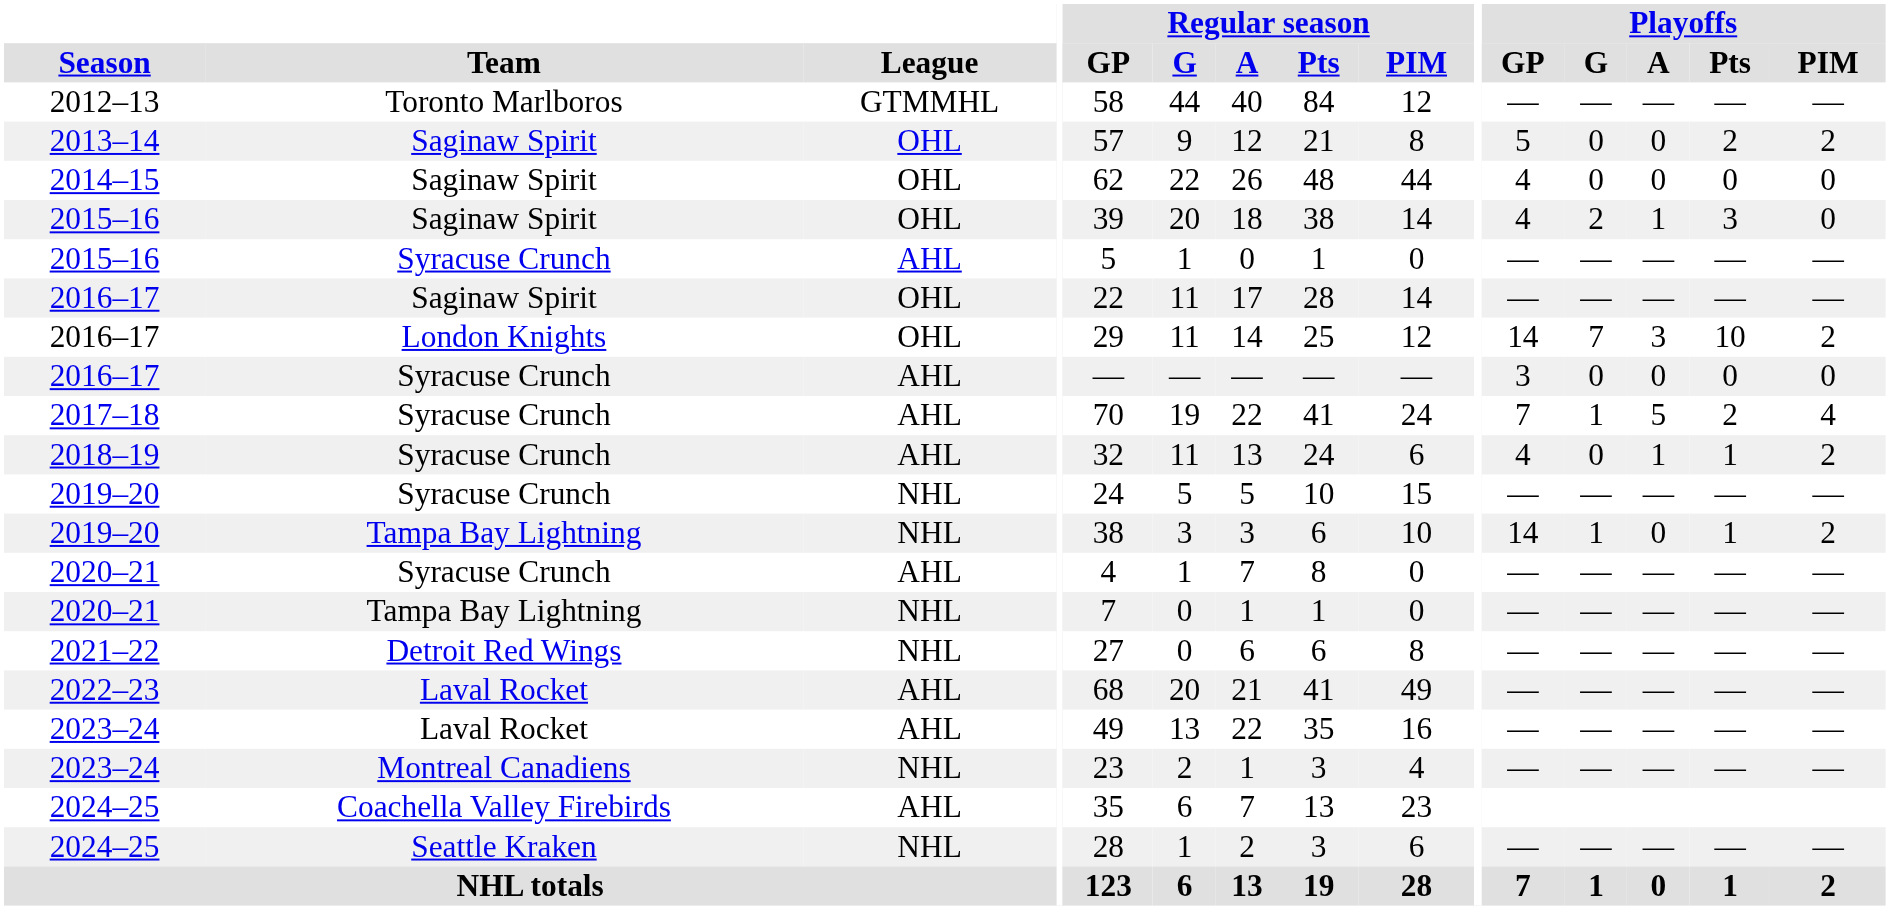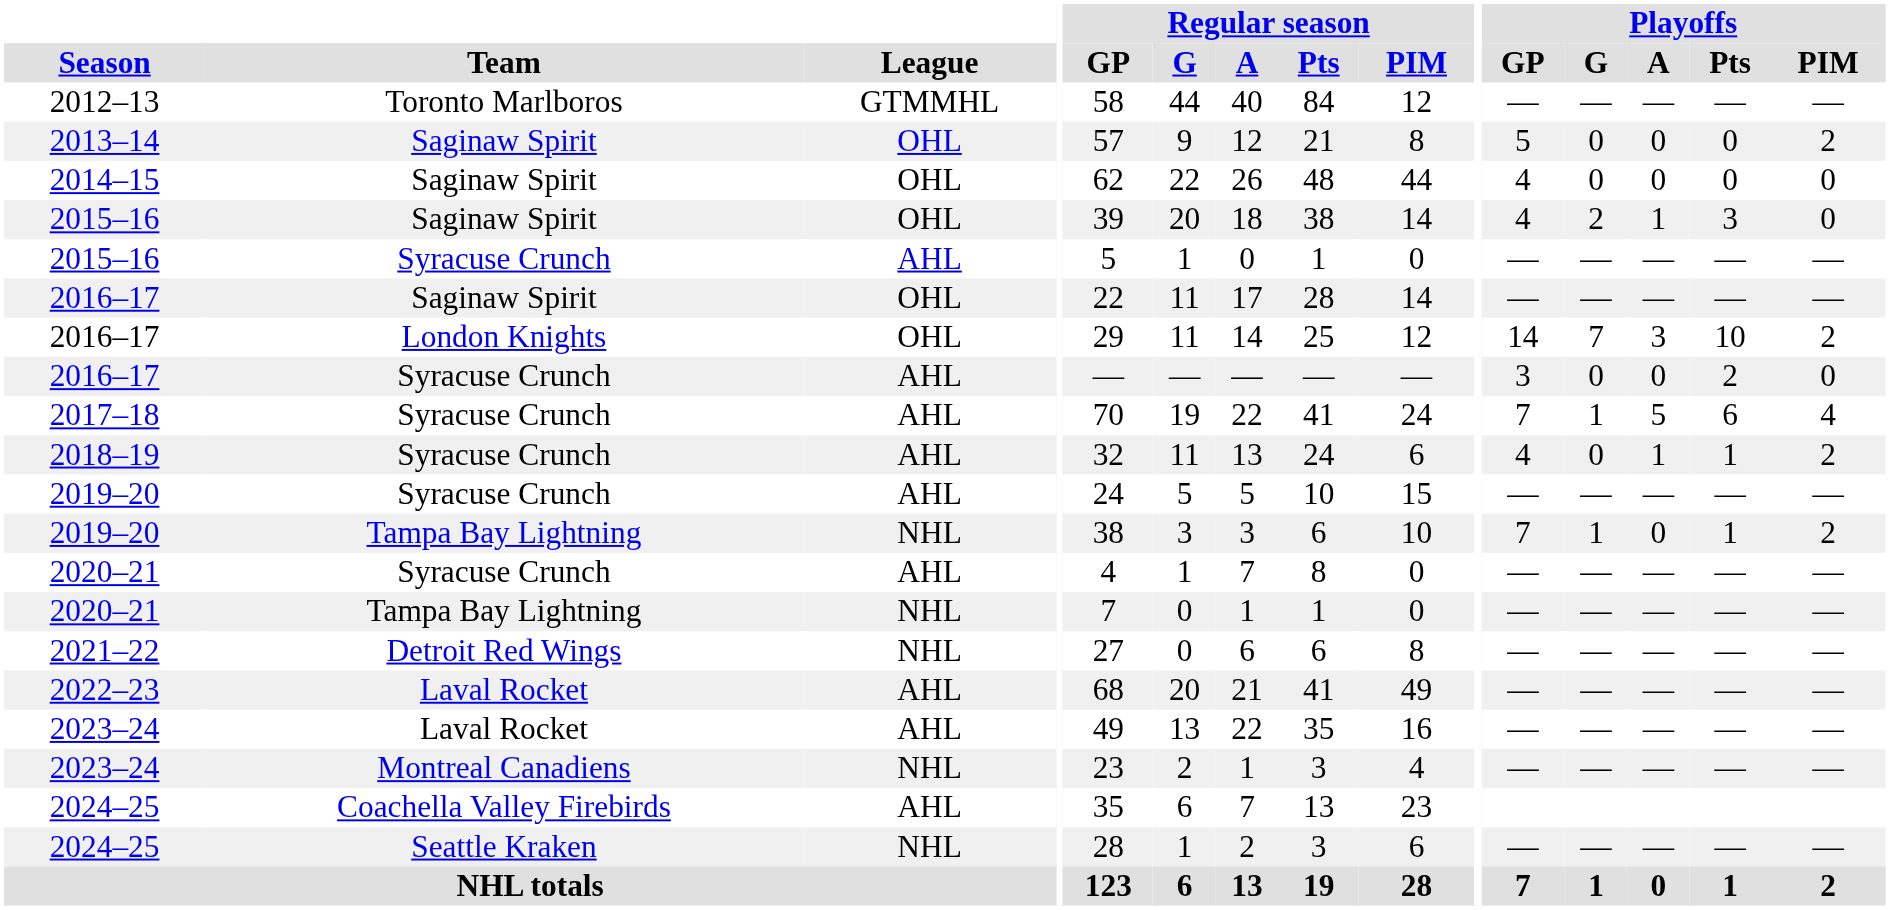(1730, 140) 2 -> (1730, 140) 0
(1730, 375) 0 -> (1730, 375) 2
(1730, 415) 2 -> (1730, 415) 6
(930, 493) NHL -> (930, 493) AHL
(1523, 532) 14 -> (1523, 532) 7
